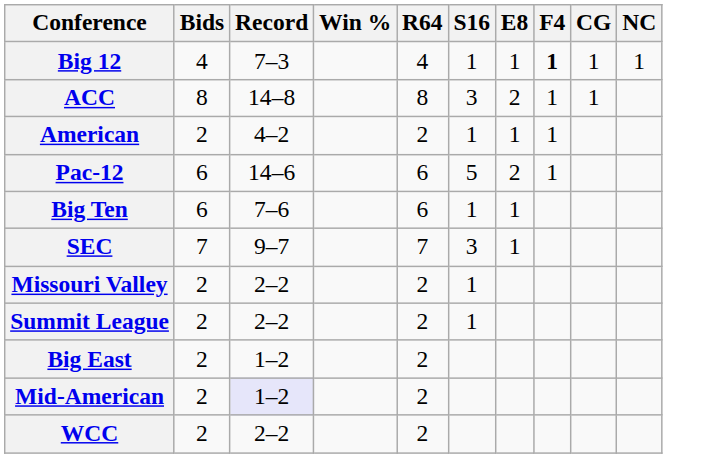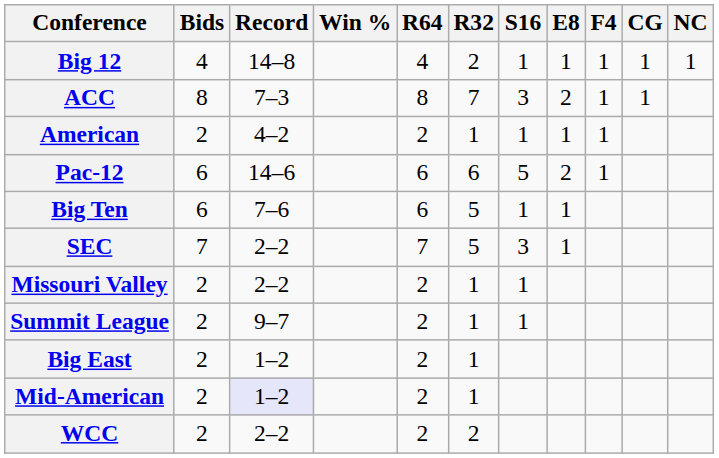+ column: (474, 23)
(272, 60) 7–3 -> (272, 60) 14–8
(552, 60) bold -> (604, 60) normal
(272, 97) 14–8 -> (272, 97) 7–3
(272, 246) 9–7 -> (272, 246) 2–2
(272, 321) 2–2 -> (272, 321) 9–7
